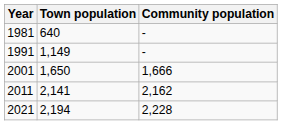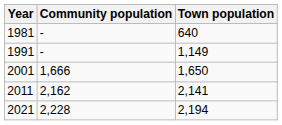columns swapped: (88, 14) <-> (208, 14)
